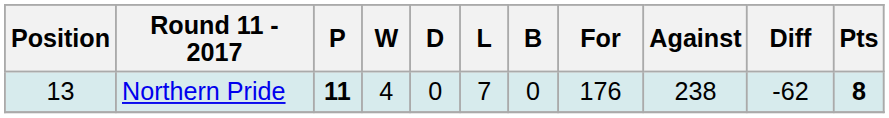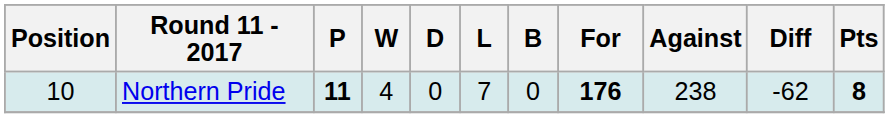(60, 92) 13 -> (60, 92) 10
(600, 92) normal -> (600, 92) bold
